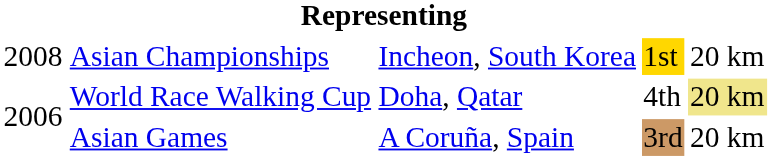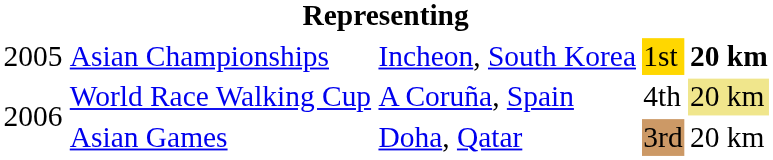(33, 56) 2008 -> (33, 56) 2005
(727, 56) normal -> (729, 56) bold
(450, 96) Doha, Qatar -> (476, 96) A Coruña, Spain
(476, 137) A Coruña, Spain -> (450, 137) Doha, Qatar
